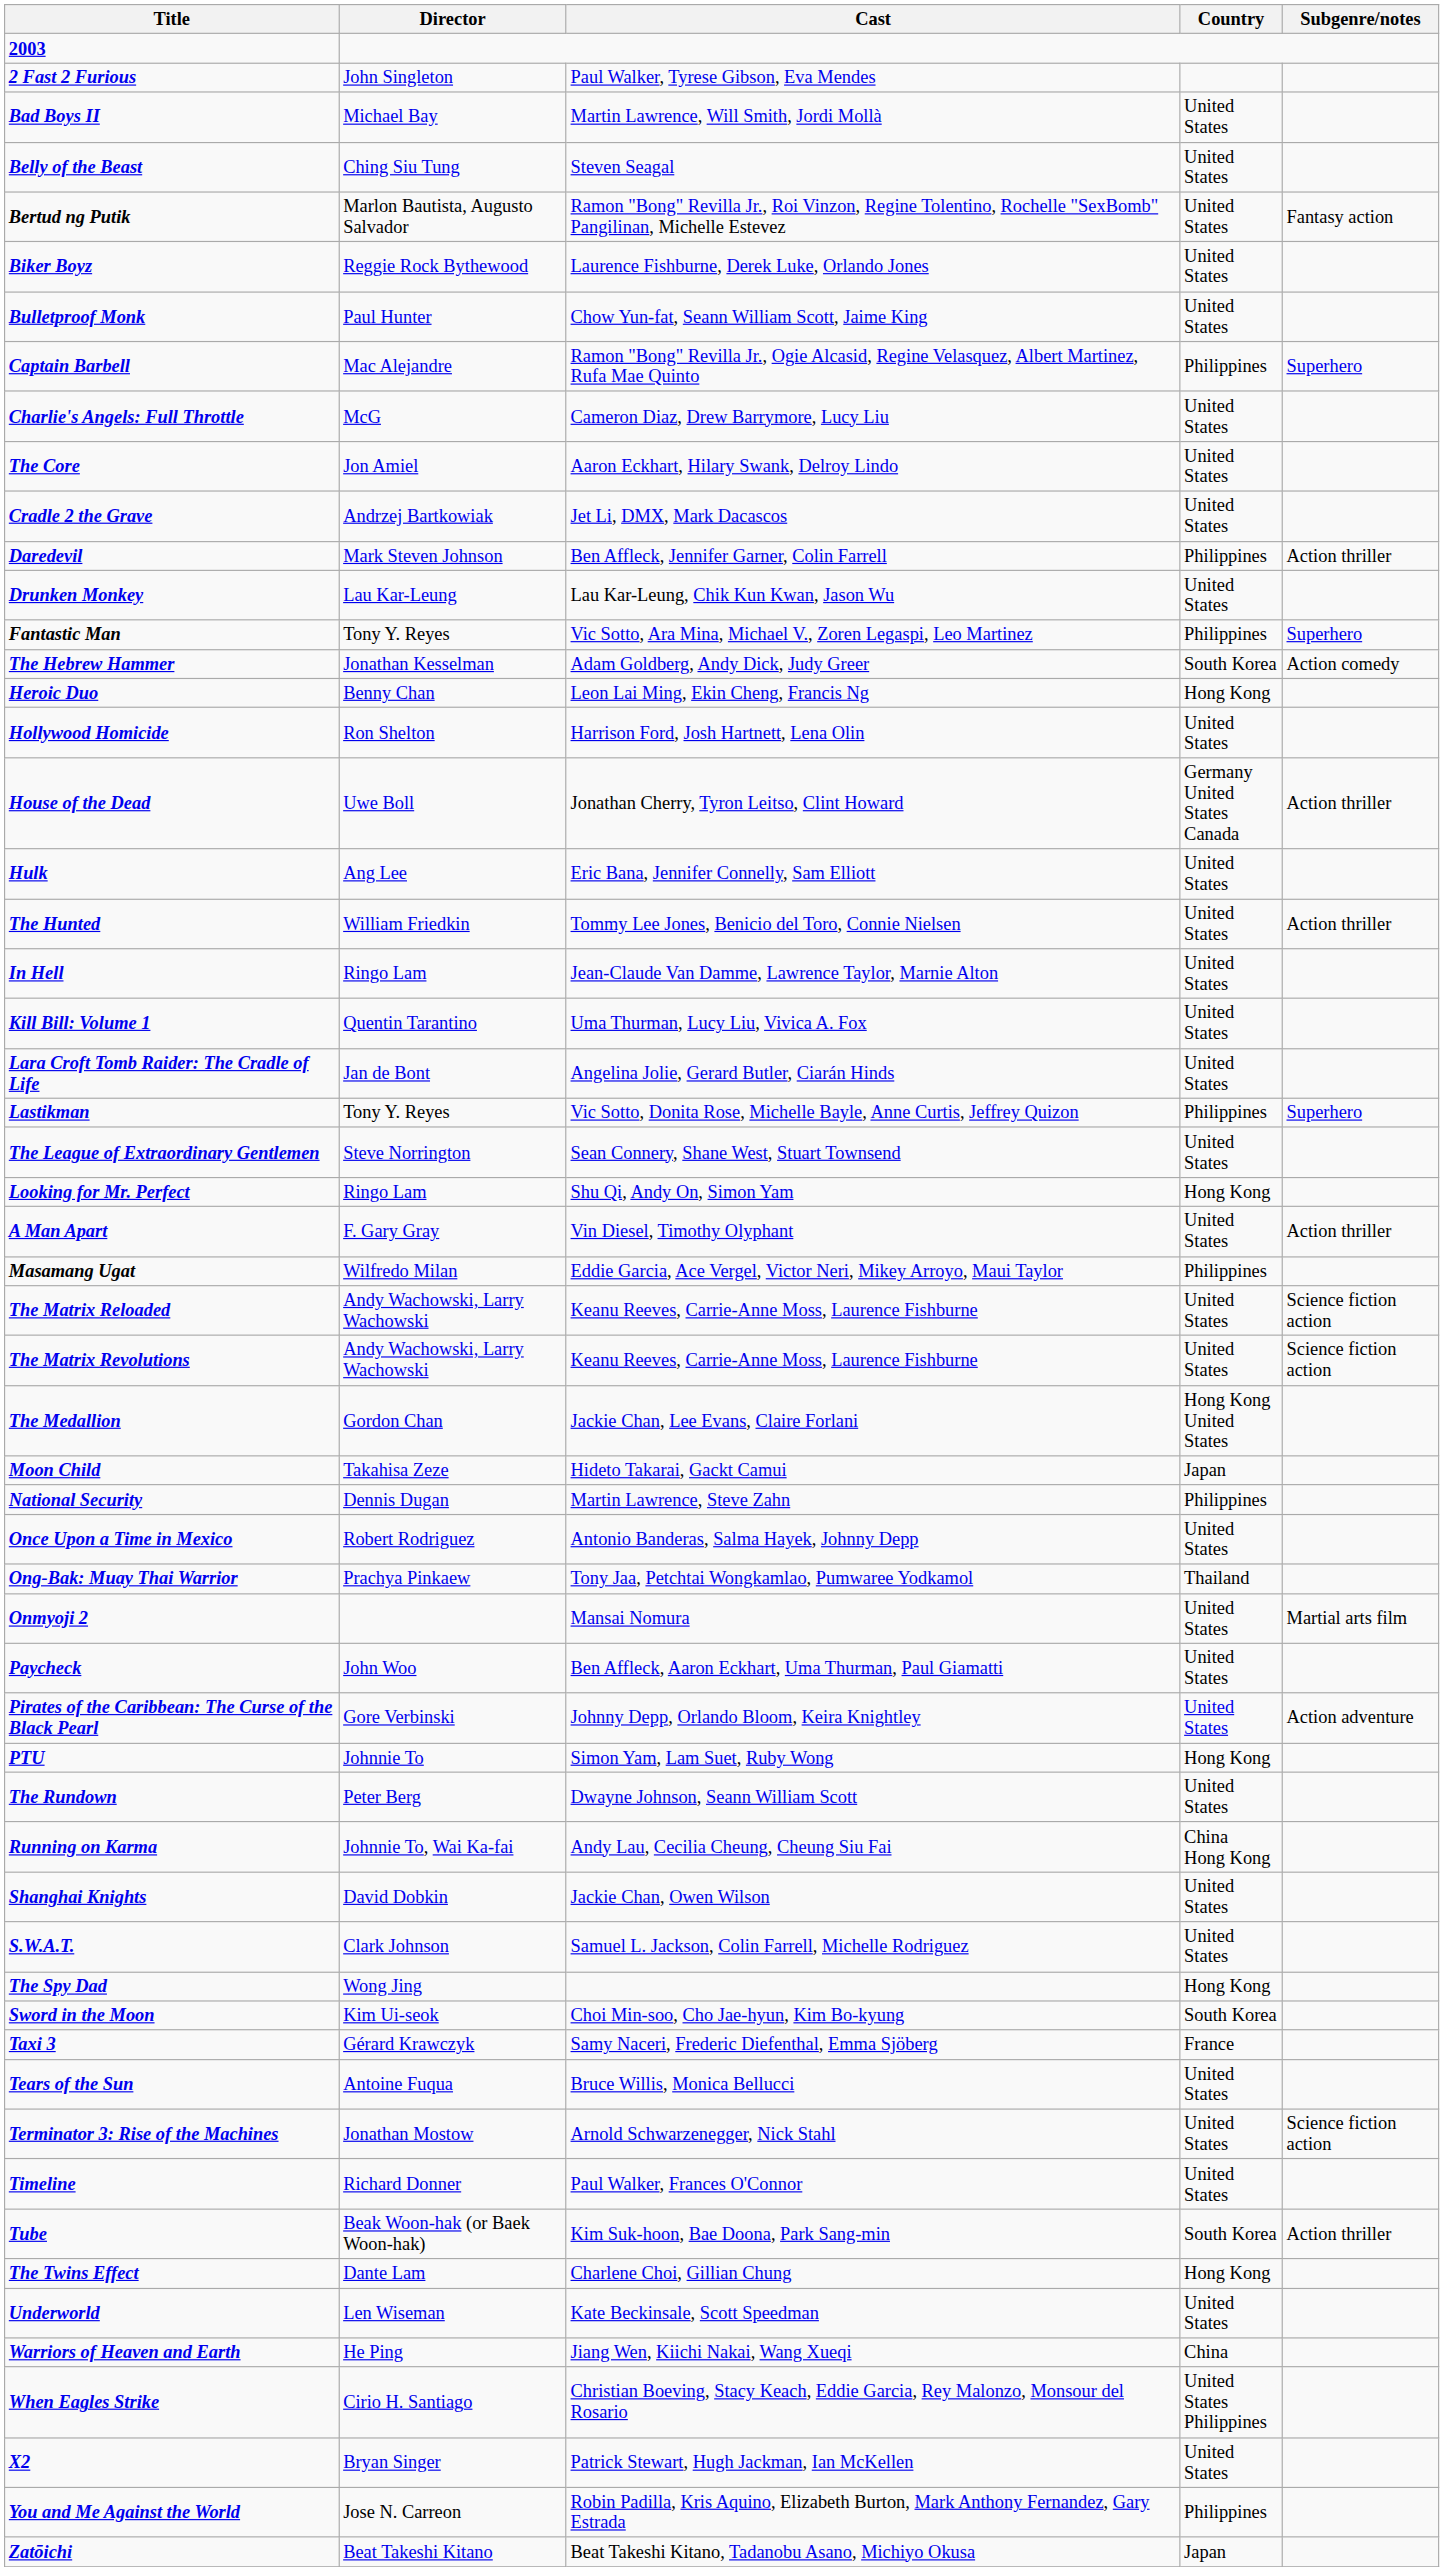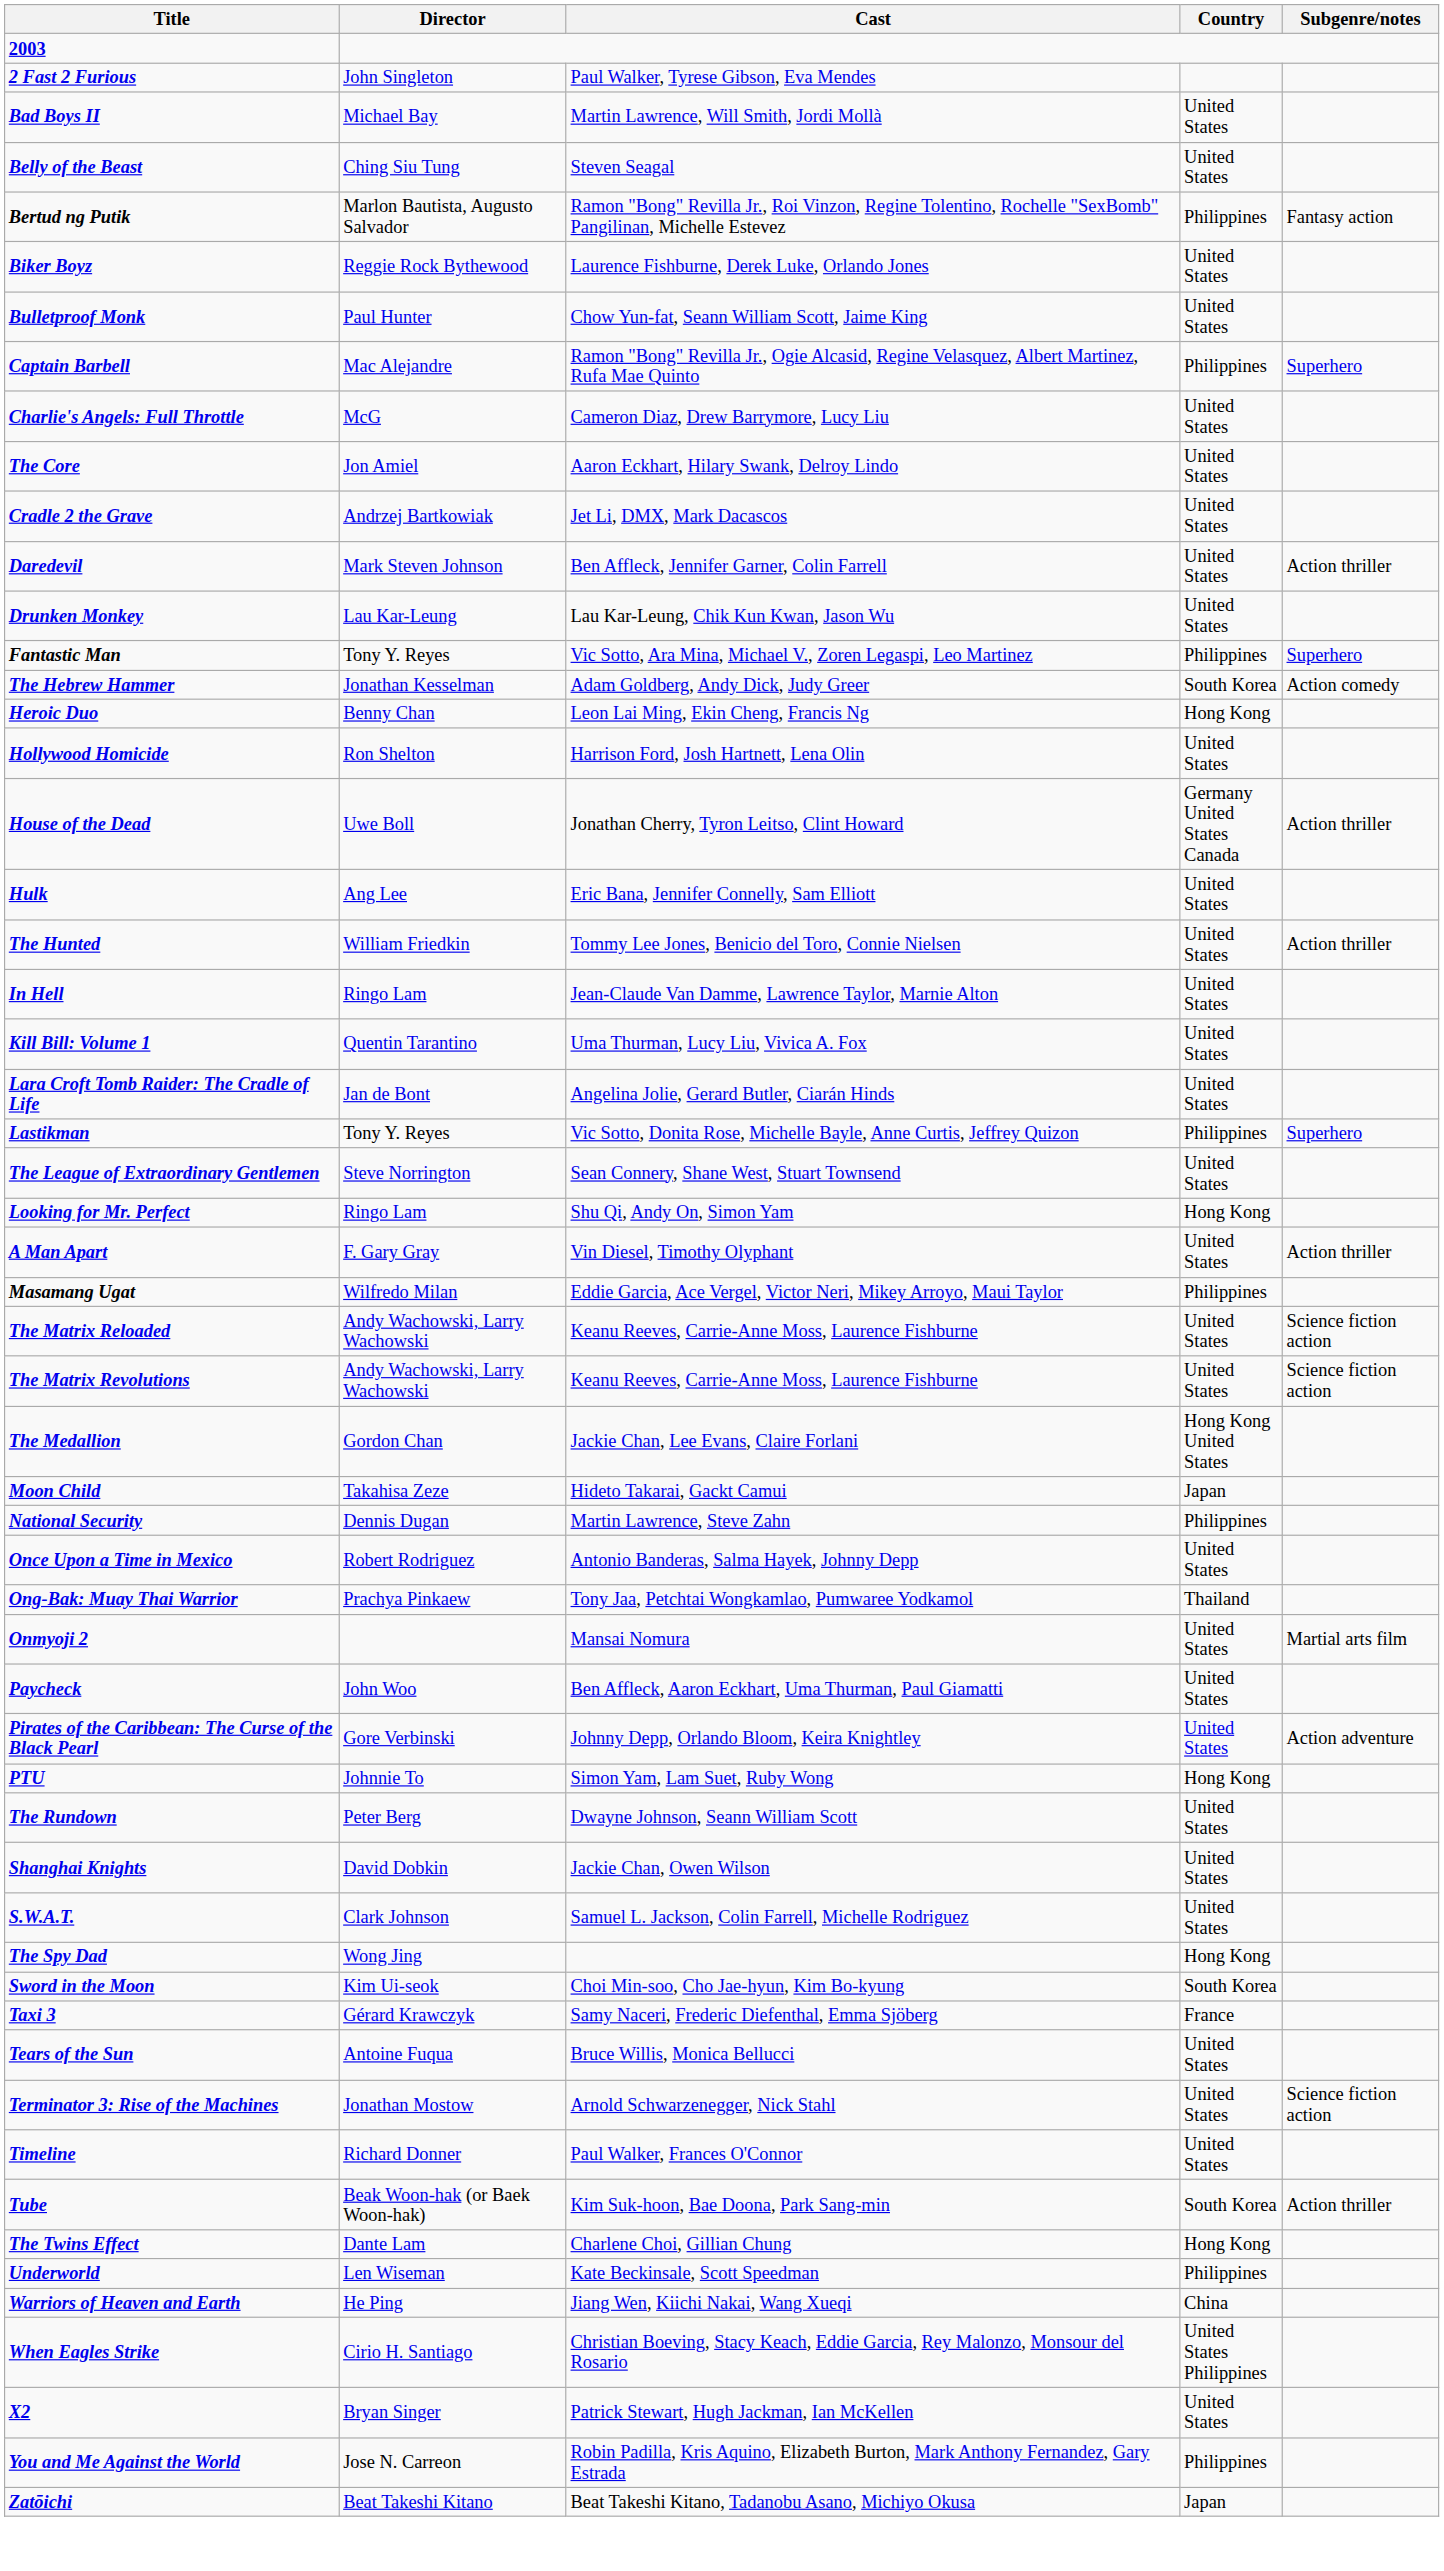(1209, 216) United States -> (1226, 216) Philippines
(1226, 555) Philippines -> (1209, 565) United States
- row: (83, 1846)
(1209, 2312) United States -> (1226, 2273) Philippines
